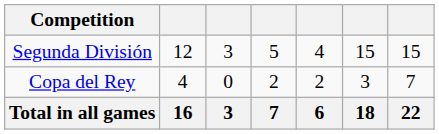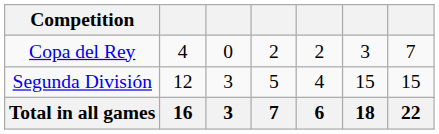rows swapped: (82, 50) <-> (82, 81)
